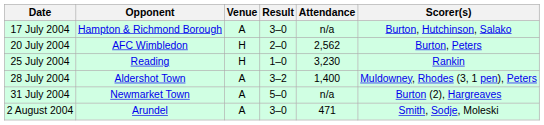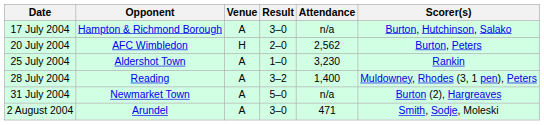(150, 62) Reading -> (150, 62) Aldershot Town
(242, 62) H -> (242, 62) A
(150, 78) Aldershot Town -> (150, 78) Reading
